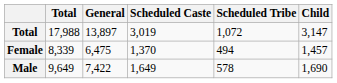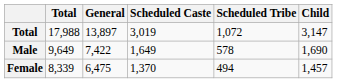rows swapped: (25, 68) <-> (25, 50)
